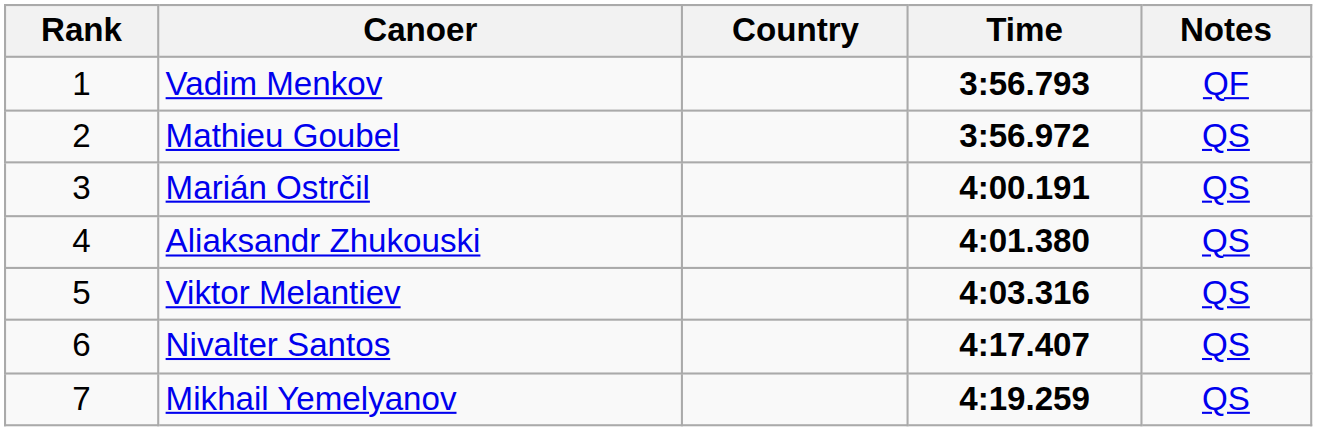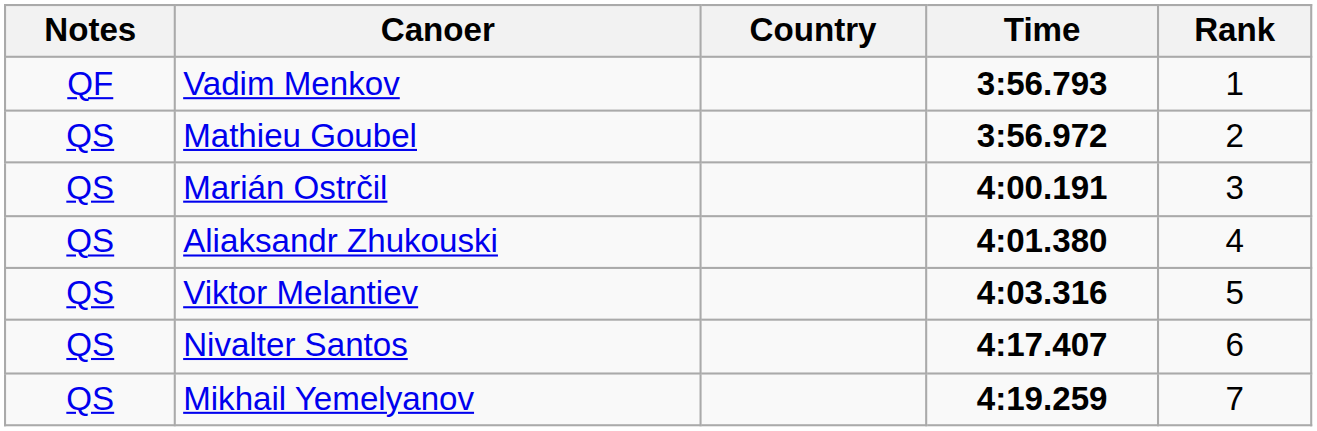columns swapped: (81, 30) <-> (1226, 30)
